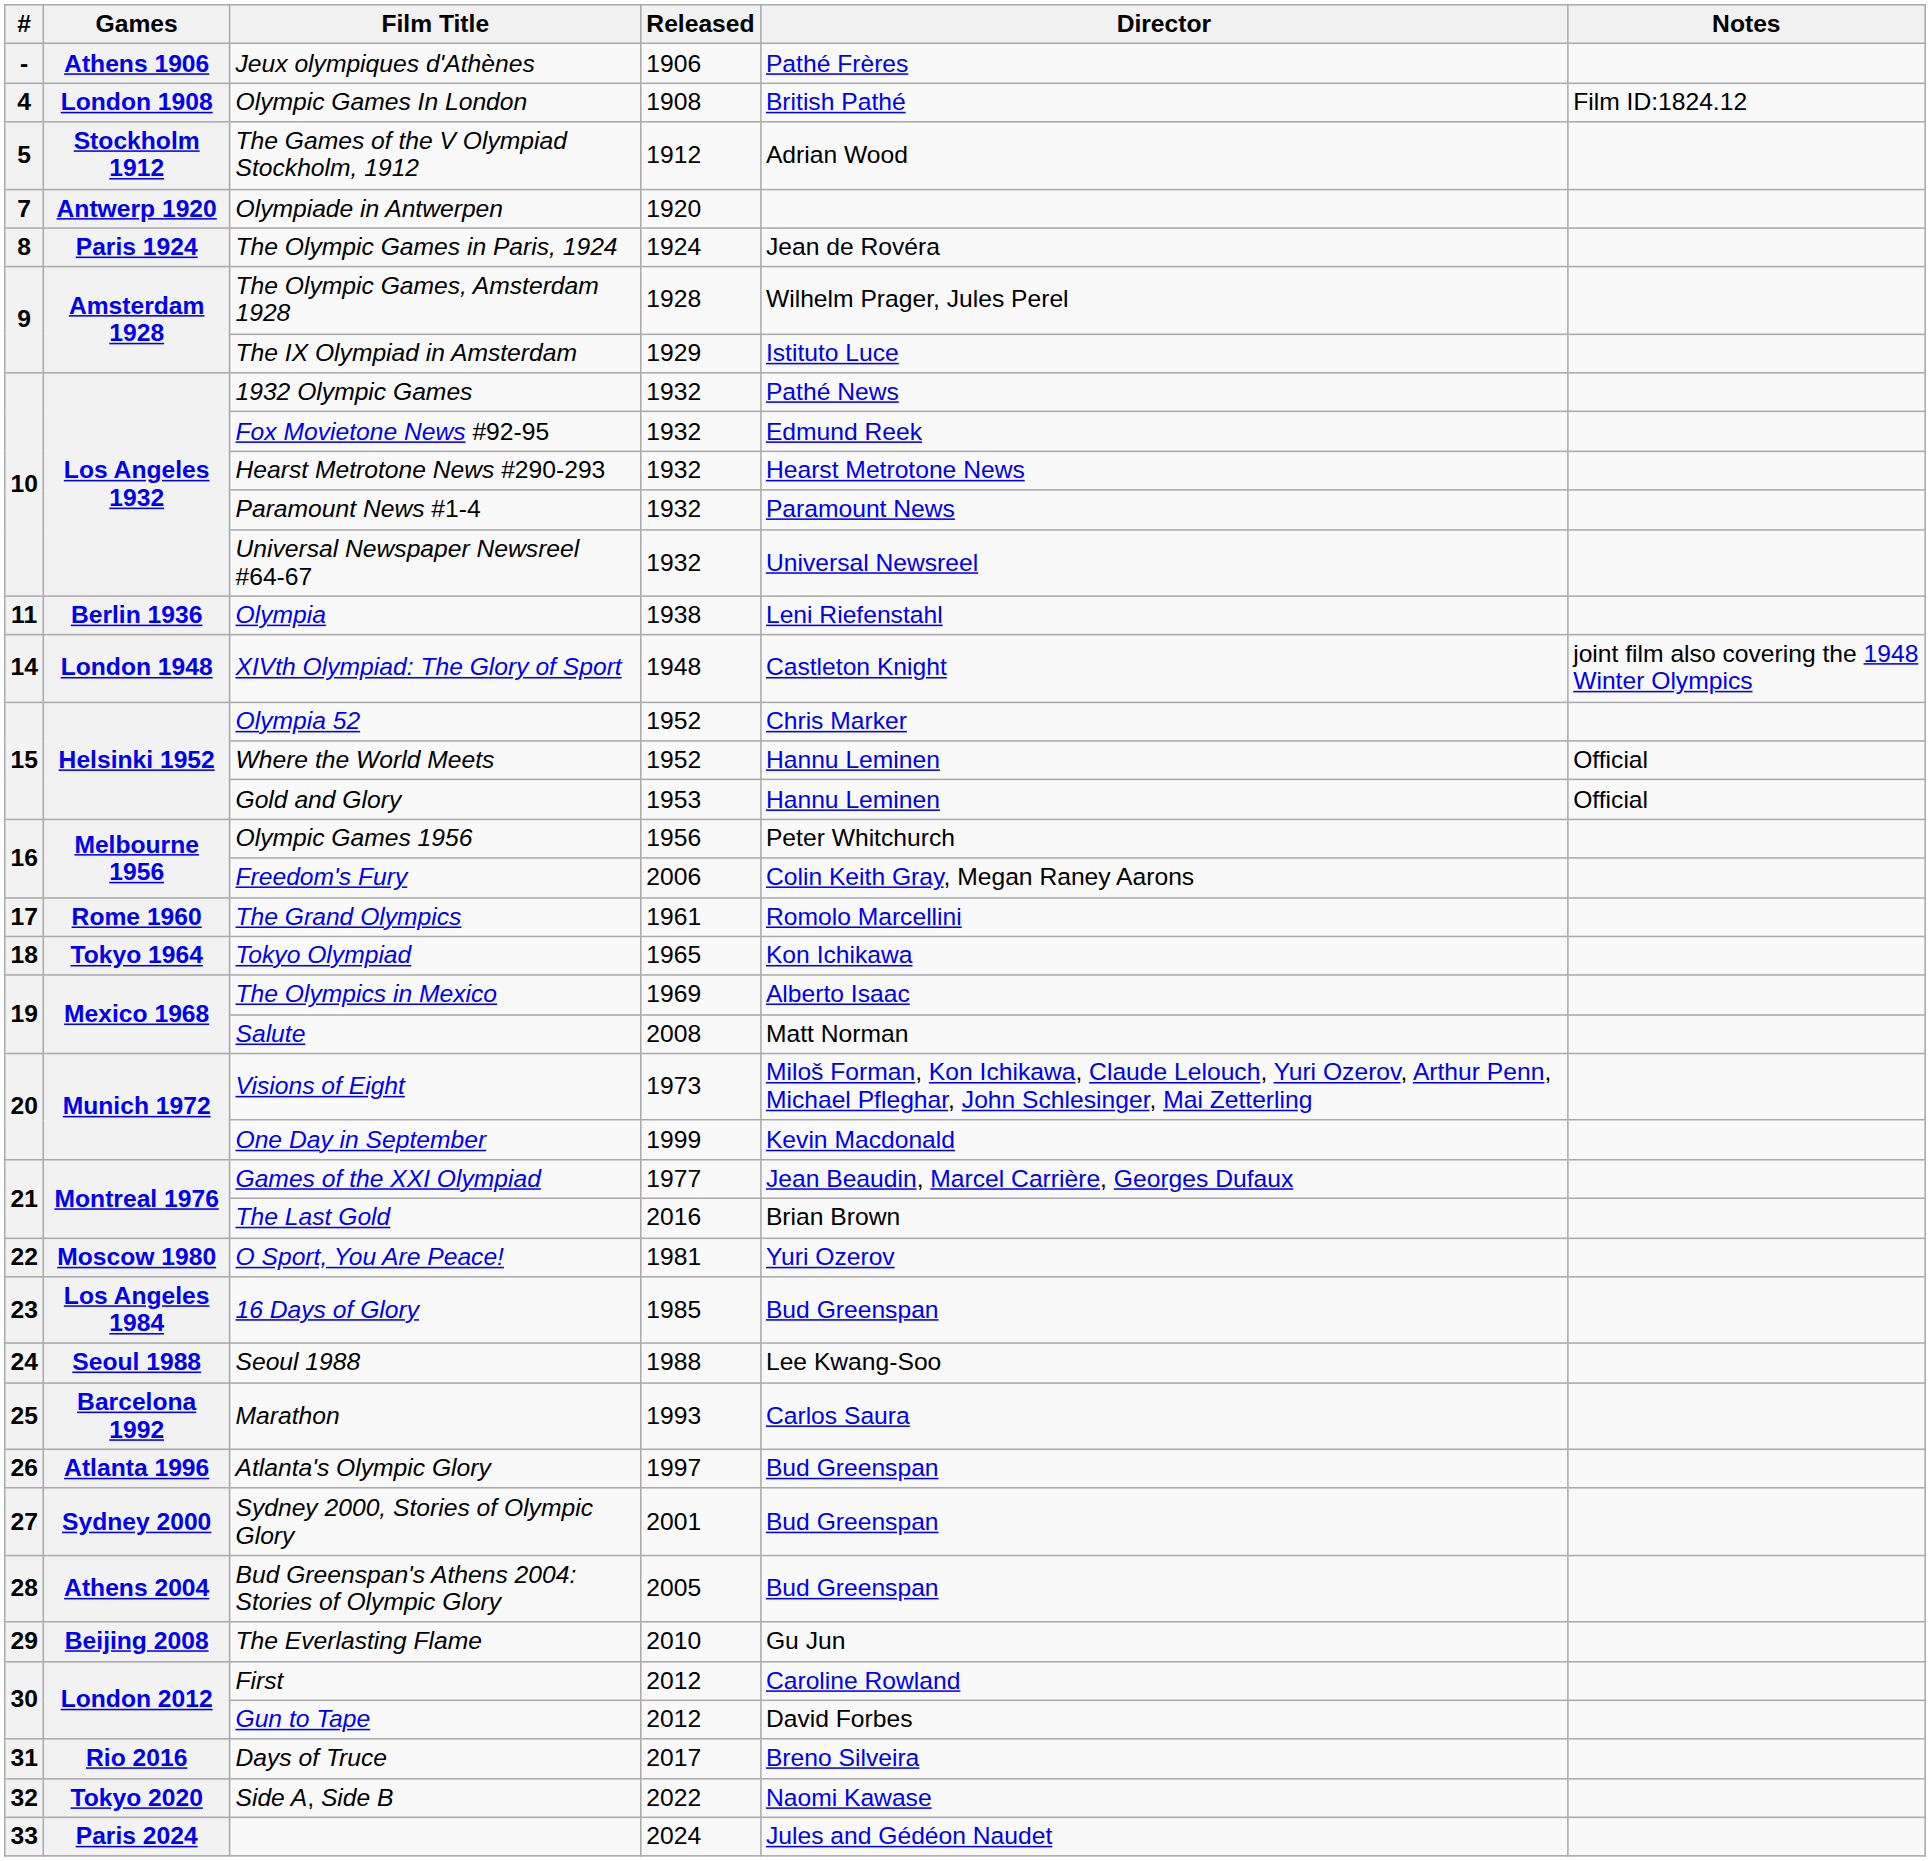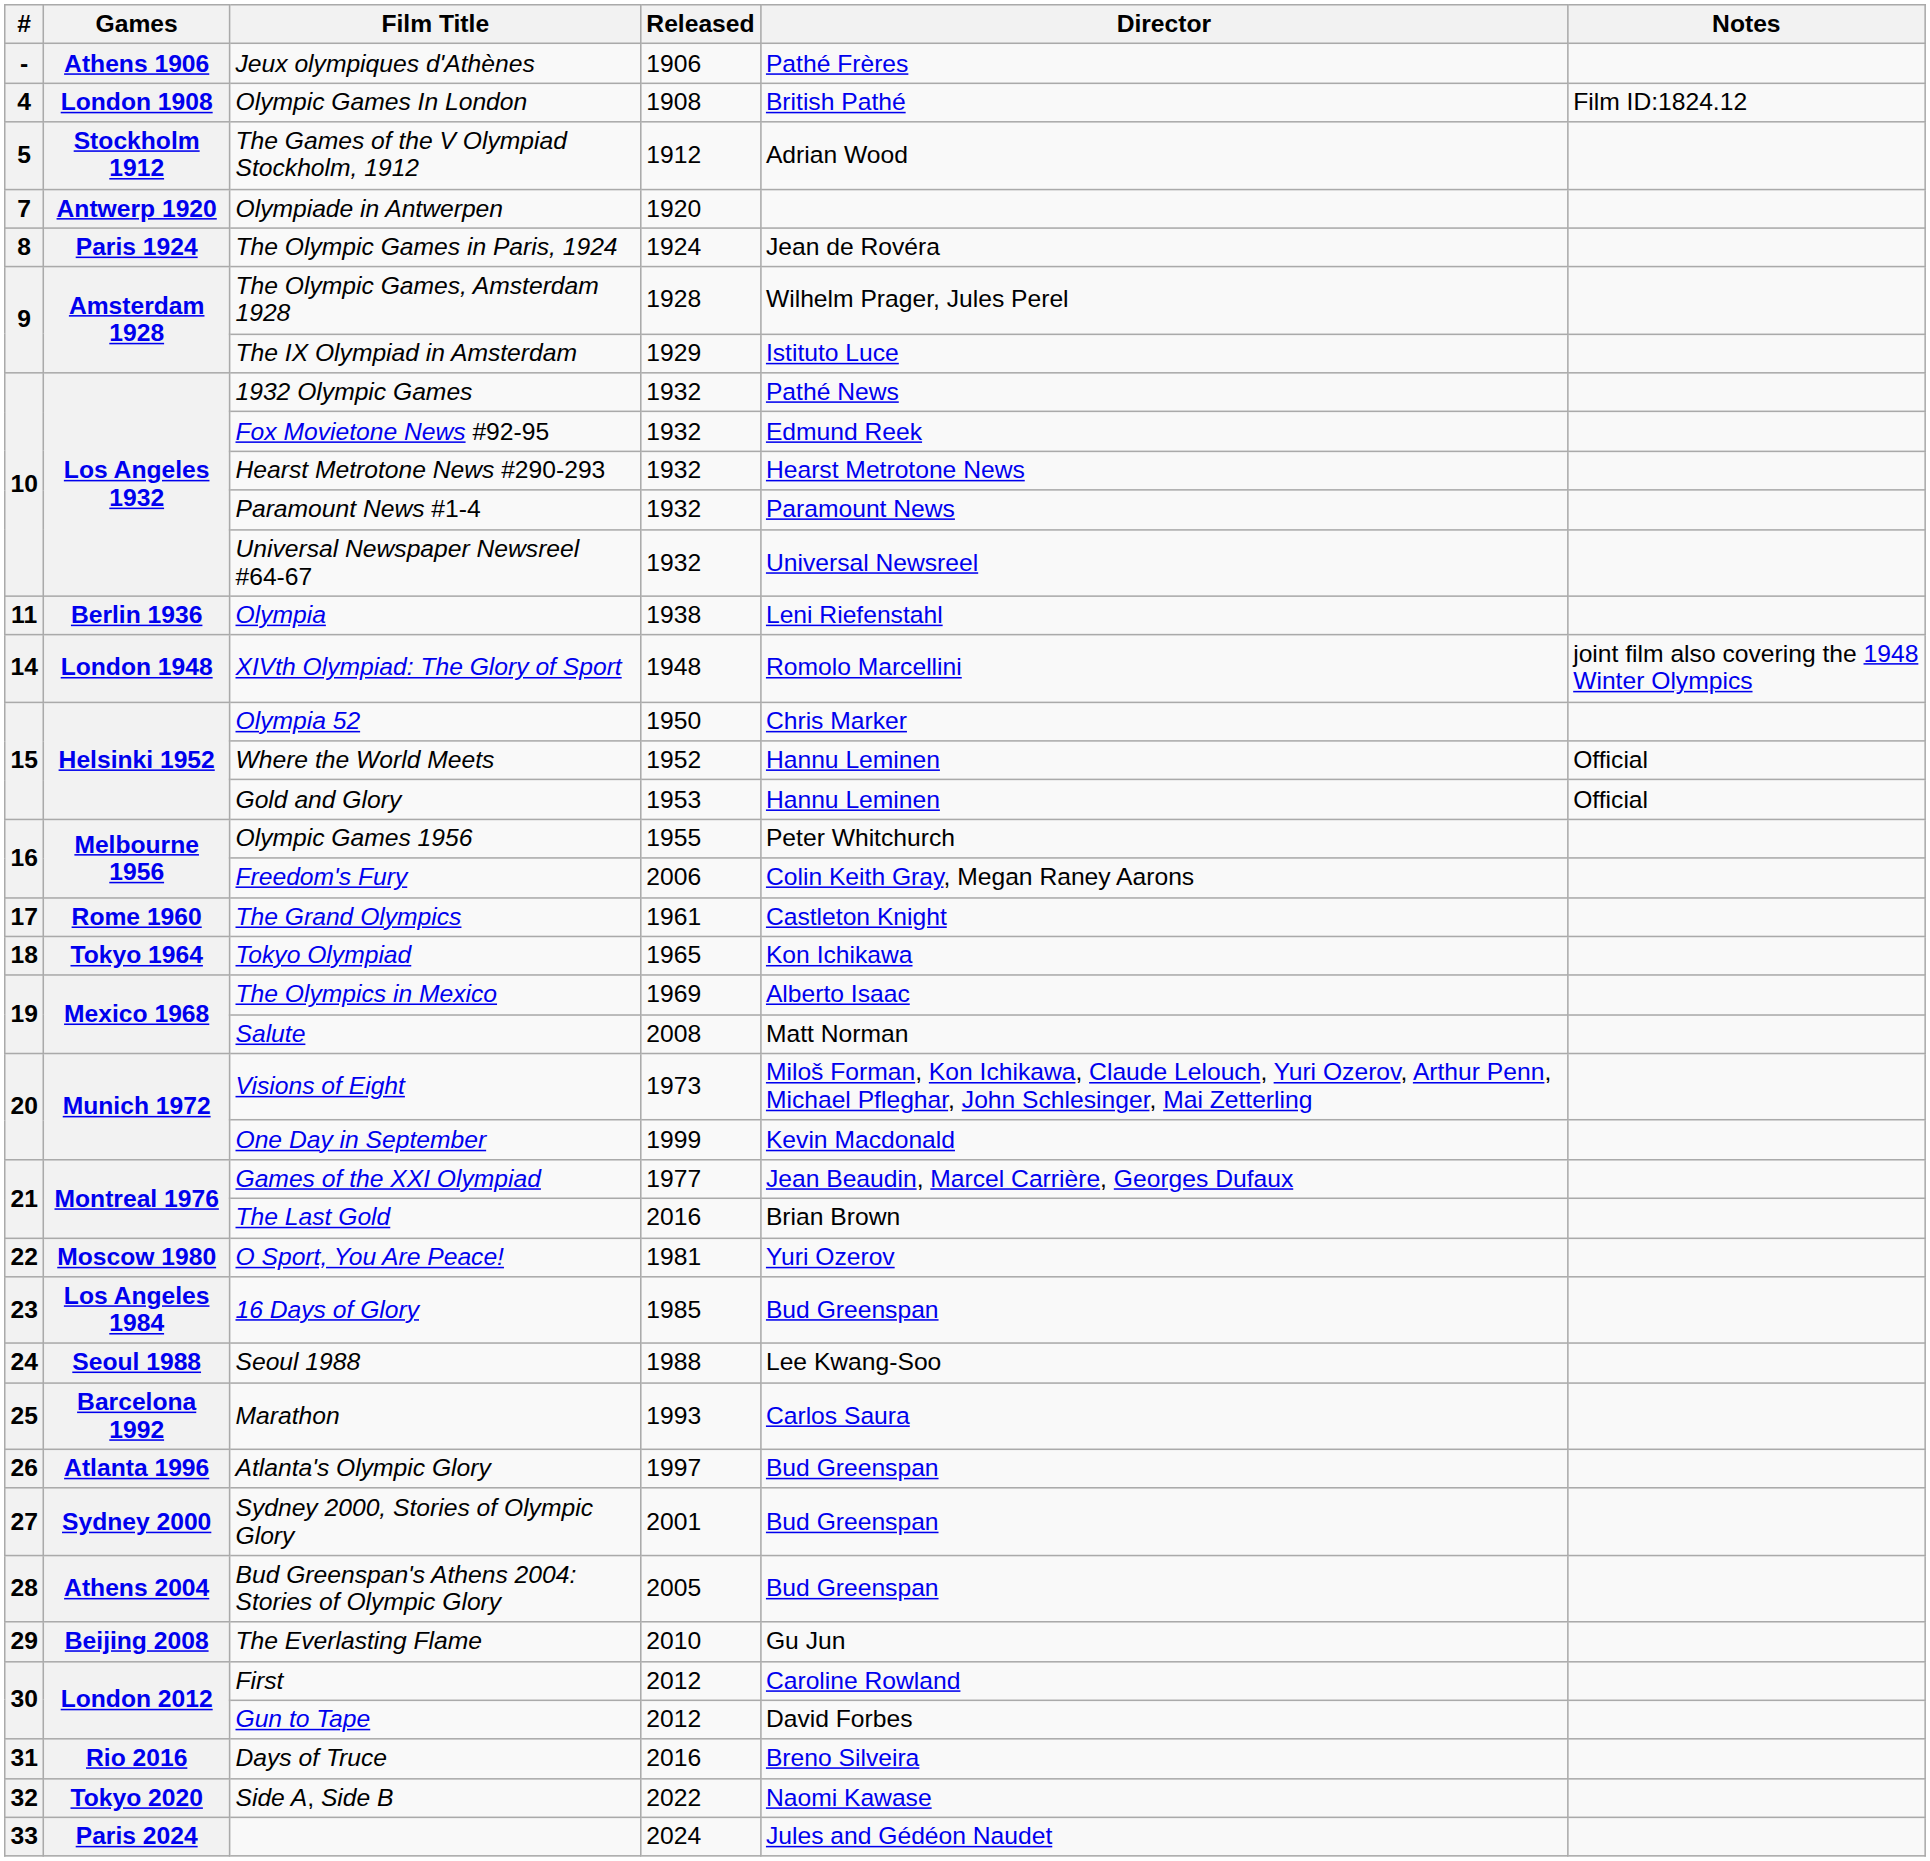(856, 668) Castleton Knight -> (864, 668) Romolo Marcellini
(674, 721) 1952 -> (674, 721) 1950
(674, 838) 1956 -> (674, 838) 1955
(864, 916) Romolo Marcellini -> (856, 916) Castleton Knight
(674, 1758) 2017 -> (674, 1758) 2016
